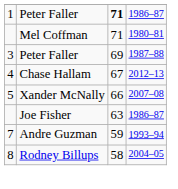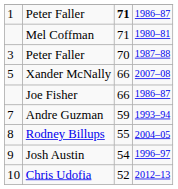(117, 54) 69 -> (123, 54) 70
- row: (10, 74)
(117, 114) 63 -> (123, 94) 66
(117, 154) 58 -> (123, 134) 55
+ row: (10, 154)
+ row: (14, 174)
